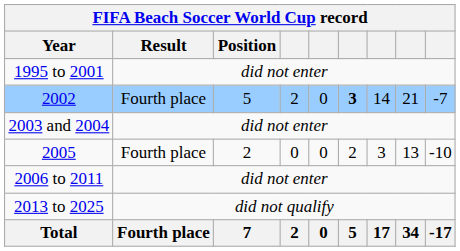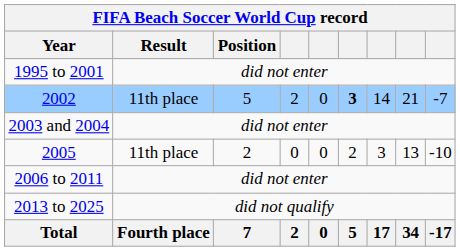(163, 98) Fourth place -> (163, 98) 11th place
(163, 152) Fourth place -> (163, 152) 11th place
